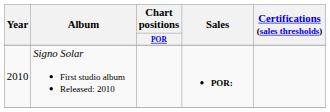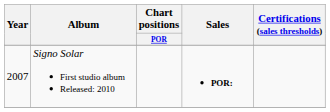(18, 76) 2010 -> (18, 76) 2007
